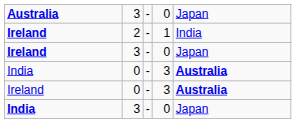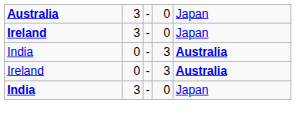- row: (27, 33)
